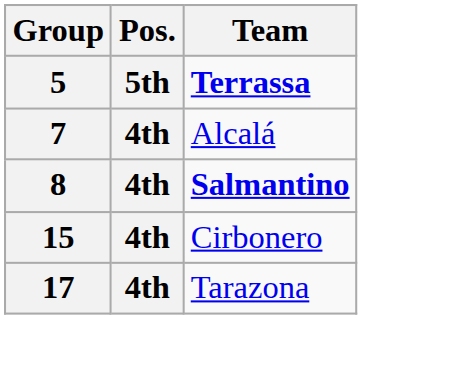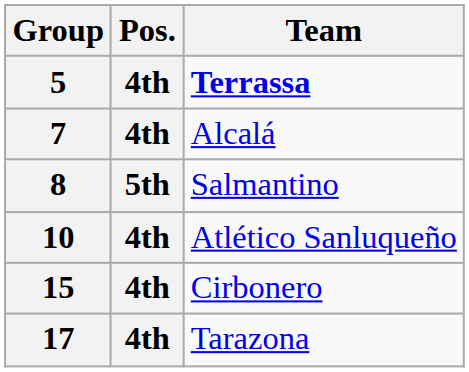(147, 81) 5th -> (147, 81) 4th
(147, 184) 4th -> (147, 184) 5th
(270, 184) bold -> (265, 184) normal
+ row: (58, 236)
